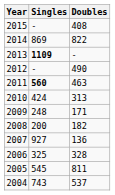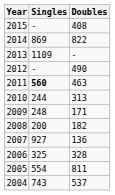(41, 54) bold -> (41, 54) normal
(39, 97) 424 -> (39, 97) 244
(39, 168) 545 -> (39, 168) 554
